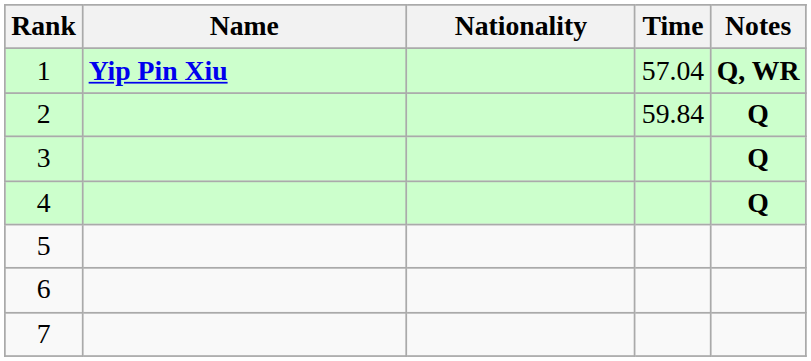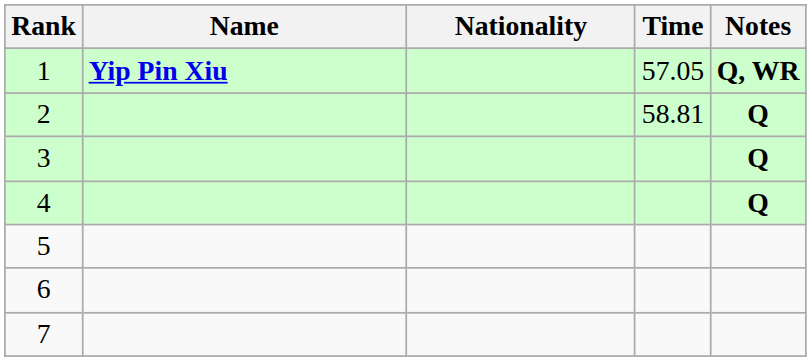(673, 70) 57.04 -> (673, 70) 57.05
(673, 114) 59.84 -> (673, 114) 58.81
